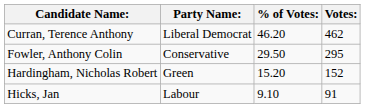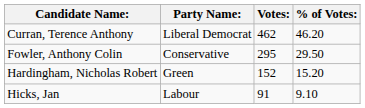columns swapped: (341, 14) <-> (288, 14)
